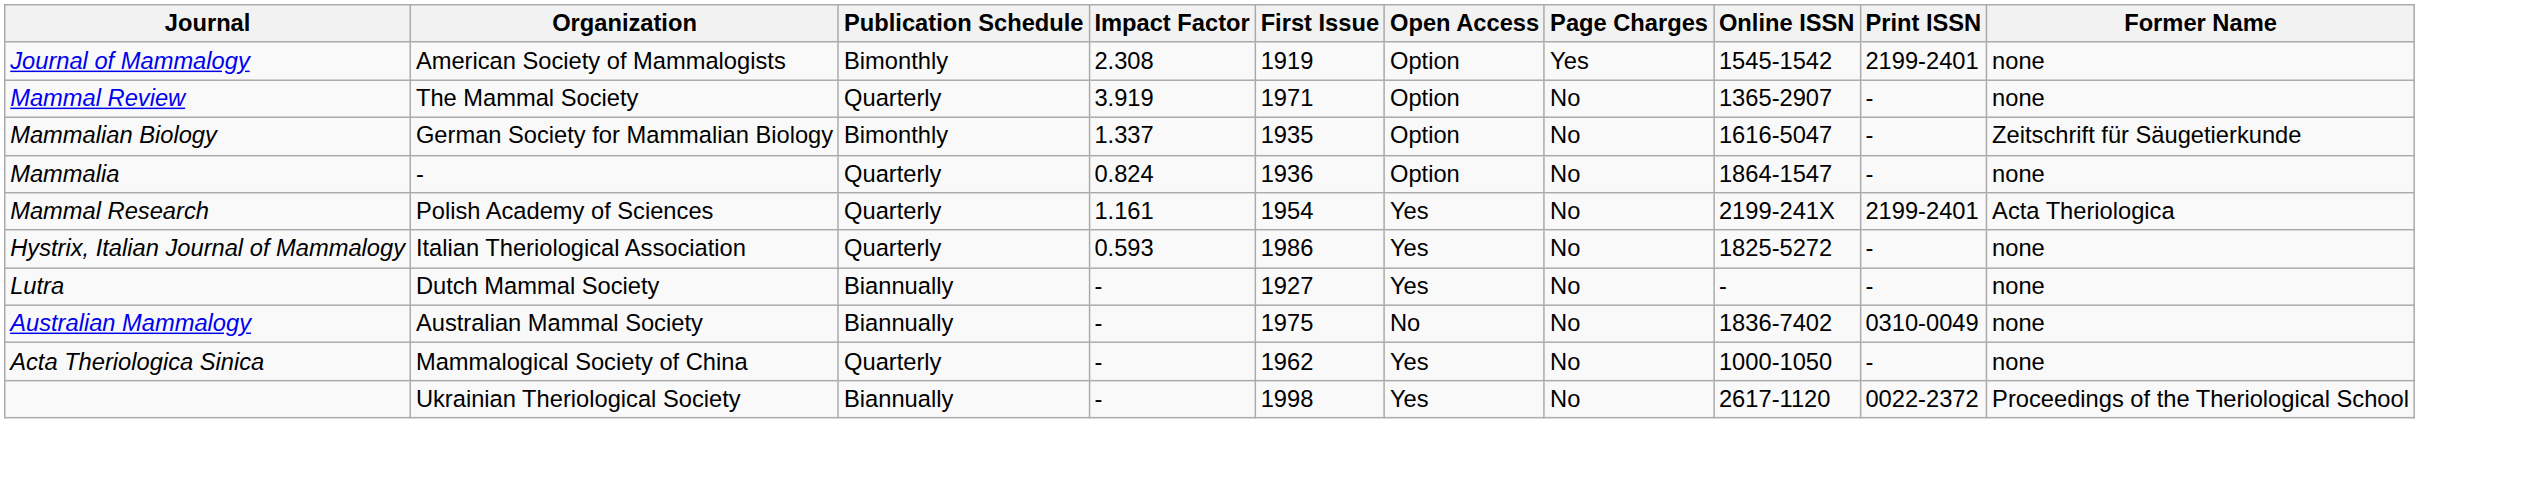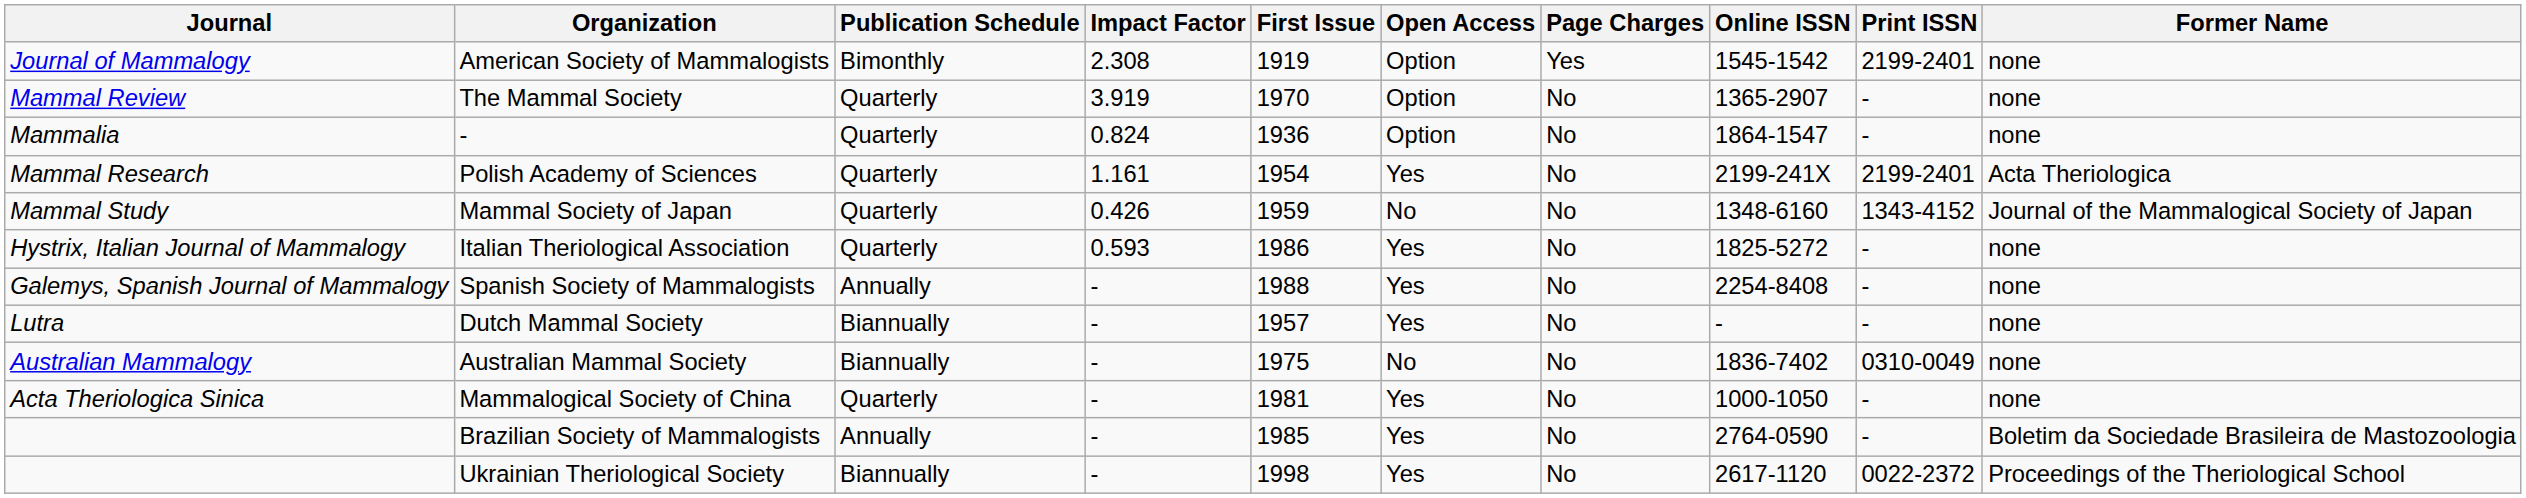(1287, 98) 1971 -> (1283, 98) 1970
- row: (625, 135)
+ row: (596, 211)
+ row: (637, 286)
(1287, 286) 1927 -> (1283, 323) 1957
(1287, 361) 1962 -> (1283, 398) 1981
+ row: (640, 436)
